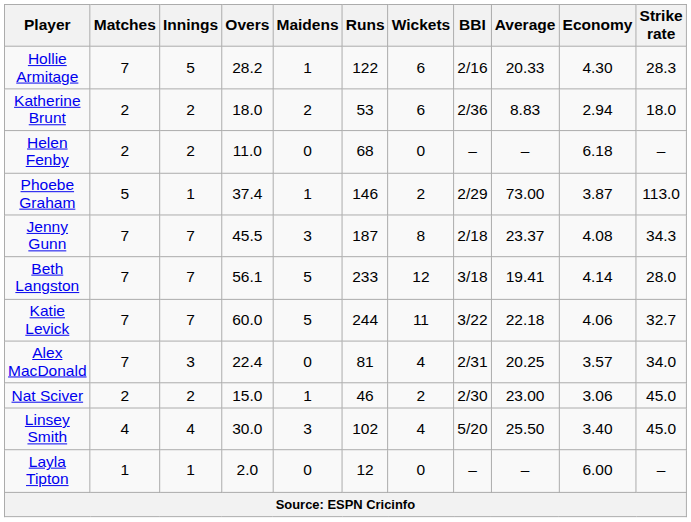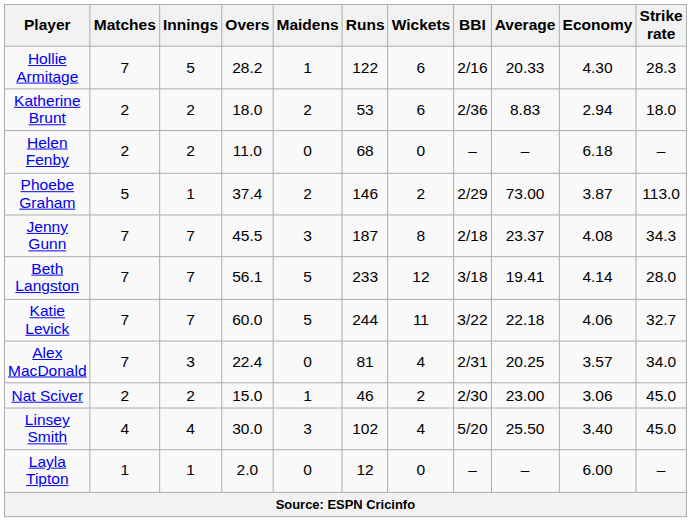(308, 193) 1 -> (308, 193) 2
